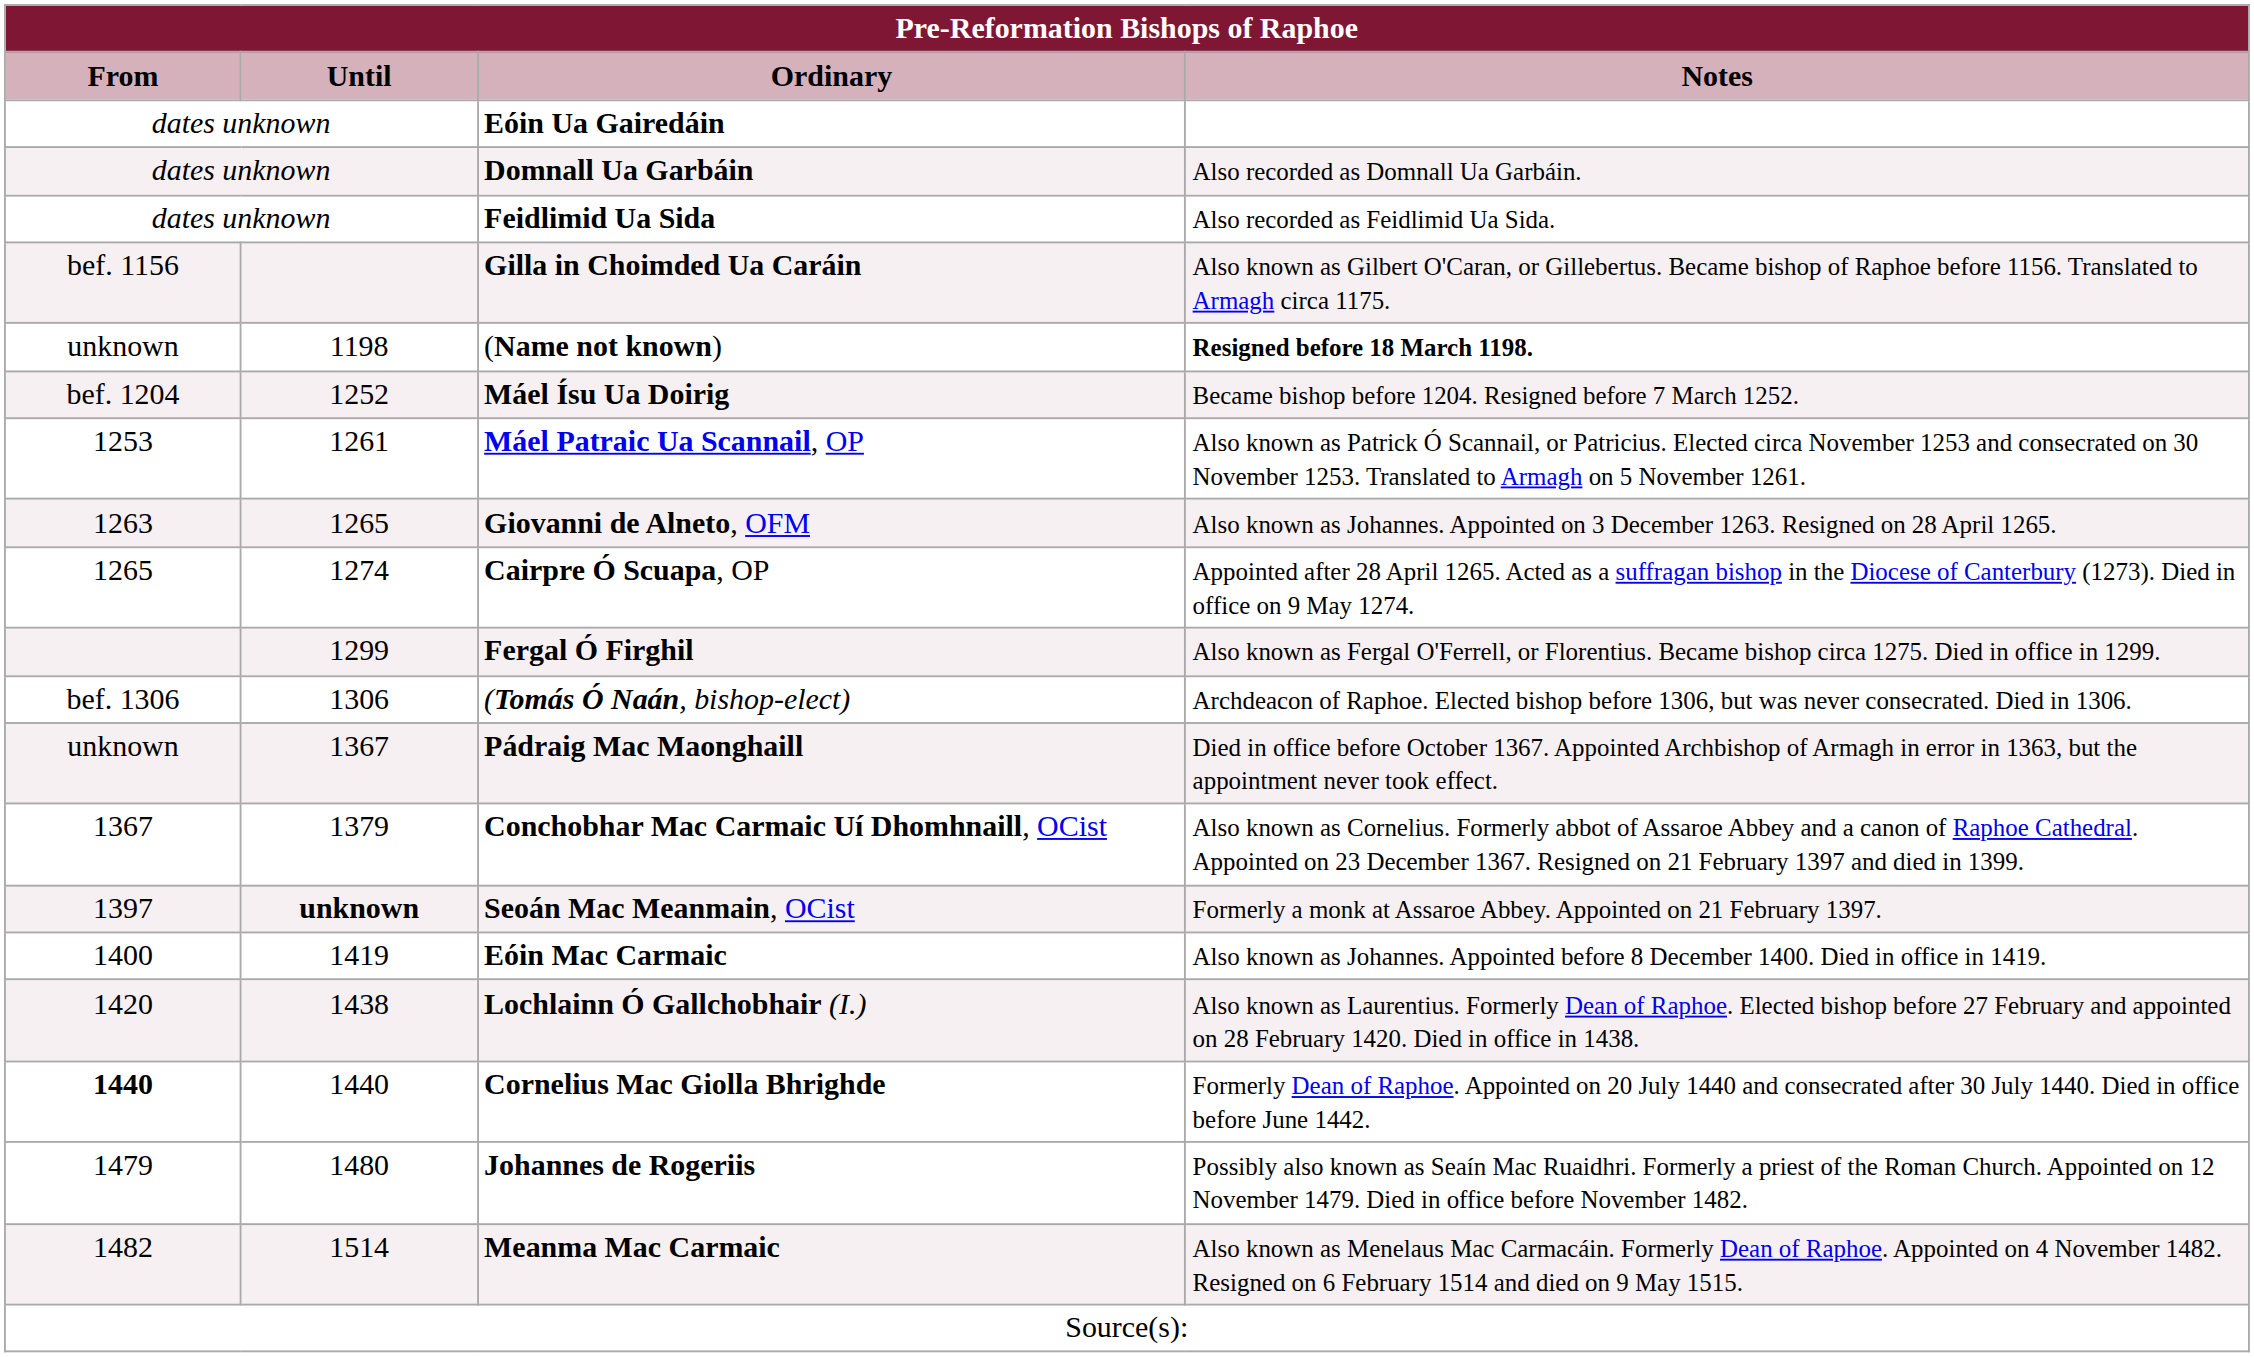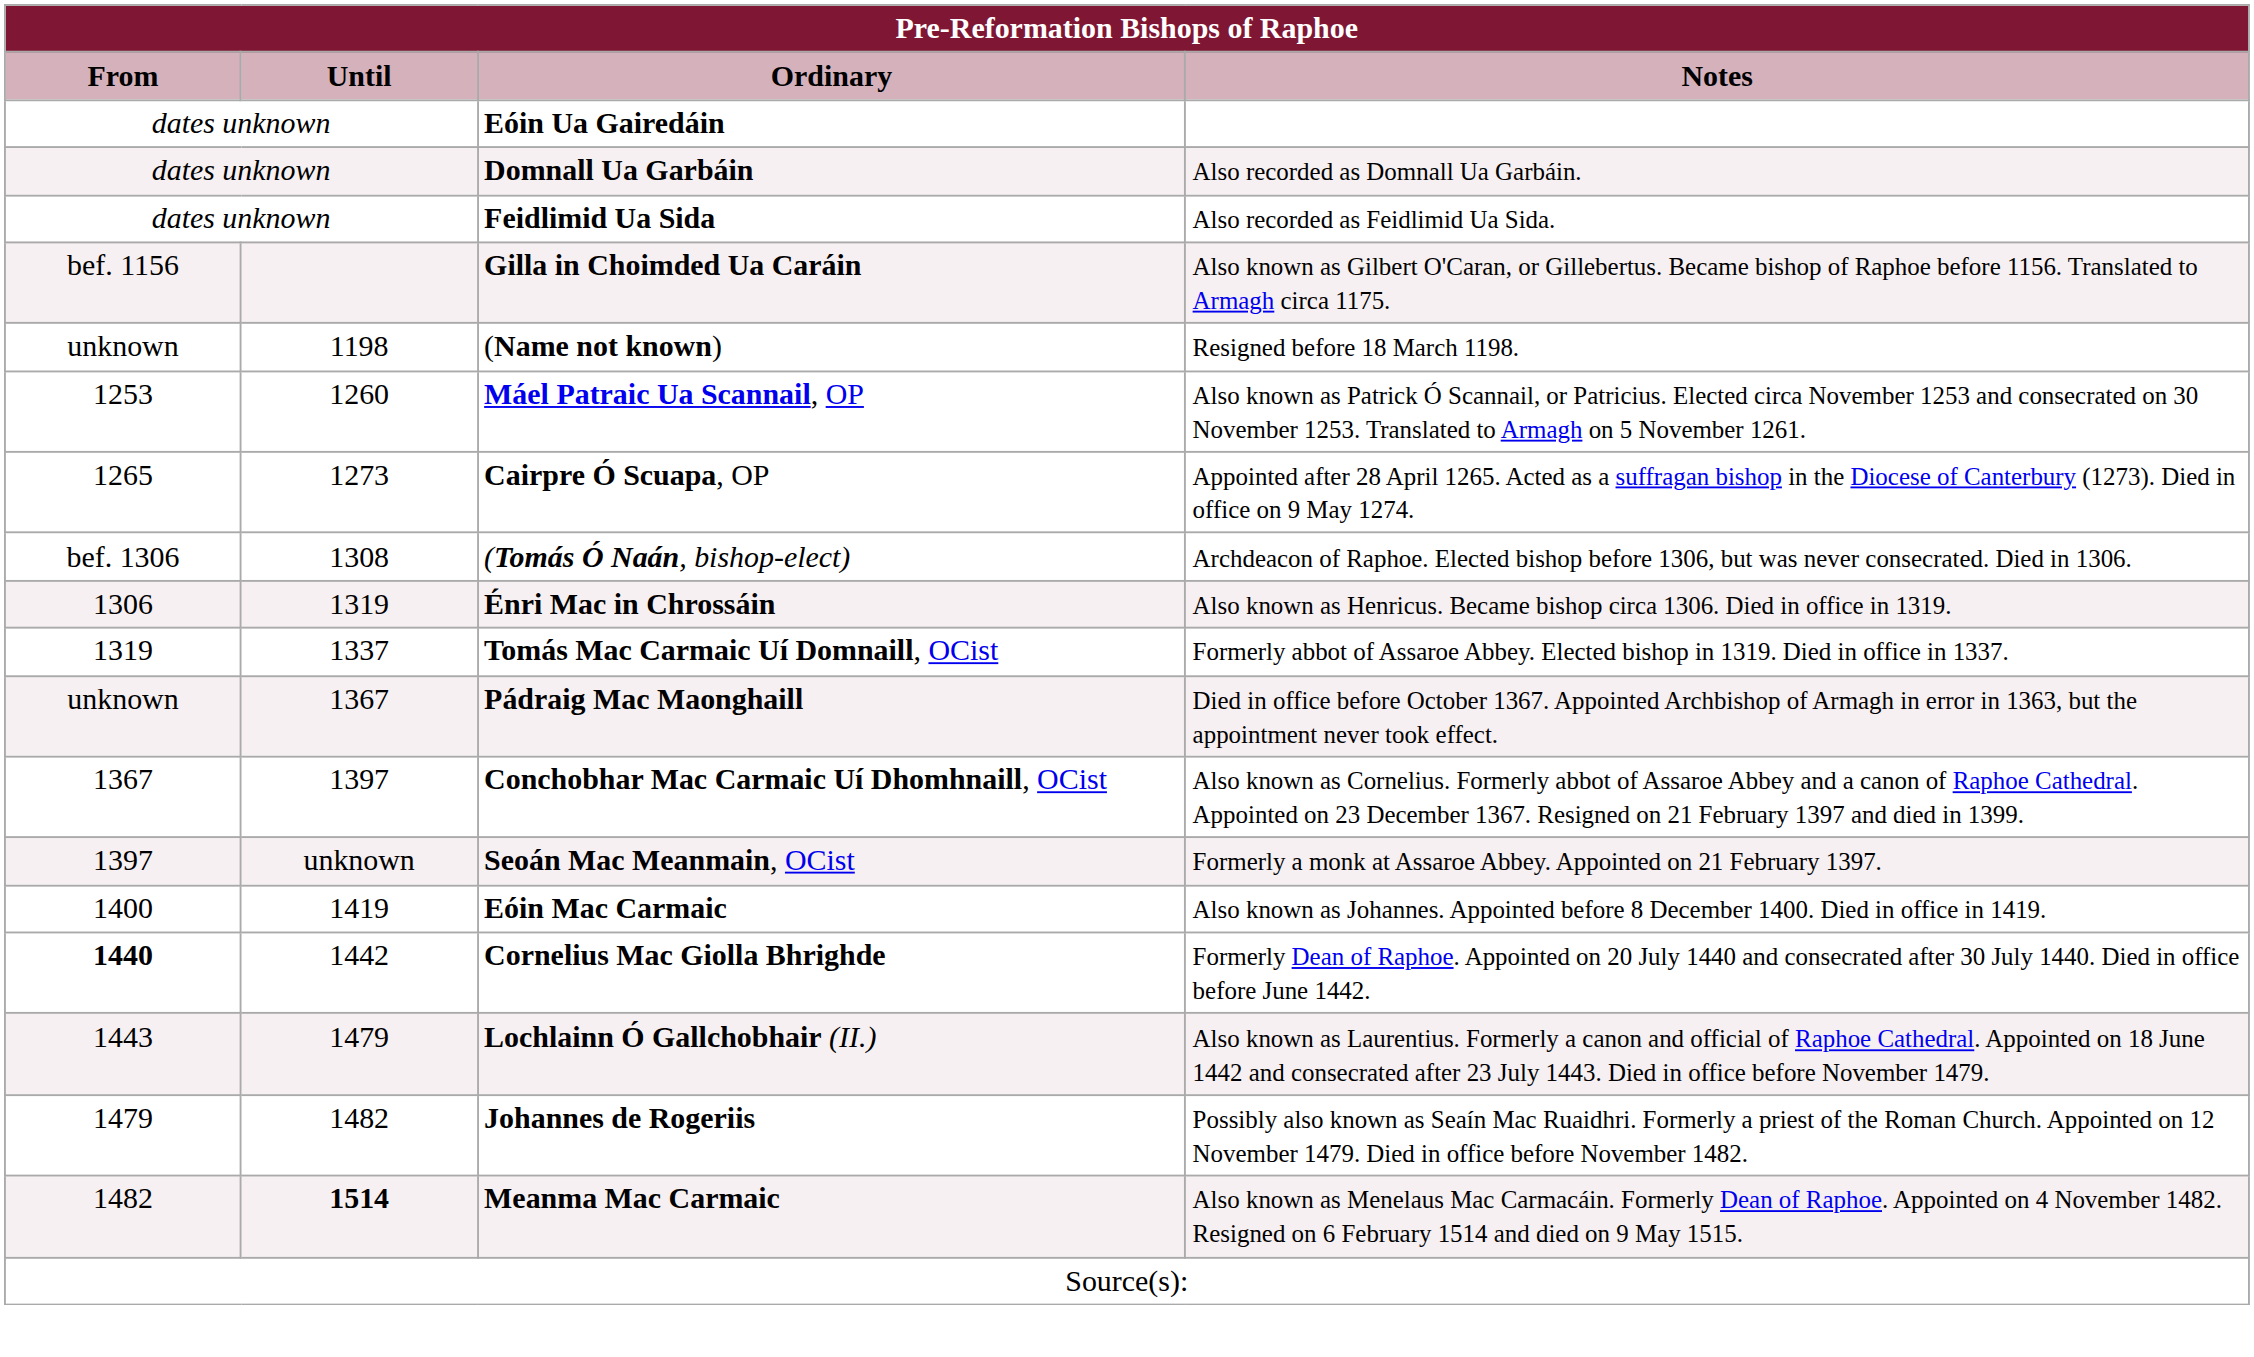(1363, 346) bold -> (1356, 348) normal
- row: (607, 394)
(359, 441) 1261 -> (359, 394) 1260
- row: (647, 522)
(359, 570) 1274 -> (359, 475) 1273
- row: (589, 651)
(359, 698) 1306 -> (359, 556) 1308
+ row: (630, 603)
+ row: (741, 651)
(359, 827) 1379 -> (359, 779) 1397
(359, 908) bold -> (359, 860) normal
- row: (675, 1003)
(359, 1084) 1440 -> (359, 955) 1442
+ row: (680, 1036)
(359, 1165) 1480 -> (359, 1117) 1482
(359, 1246) normal -> (359, 1199) bold
